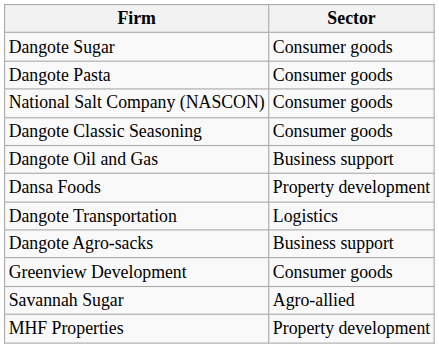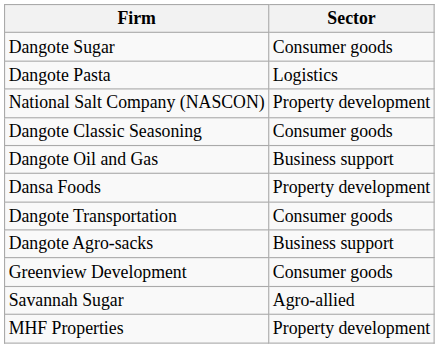(333, 74) Consumer goods -> (305, 74) Logistics
(333, 103) Consumer goods -> (352, 103) Property development
(305, 215) Logistics -> (333, 215) Consumer goods
